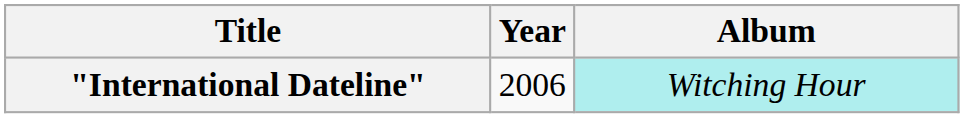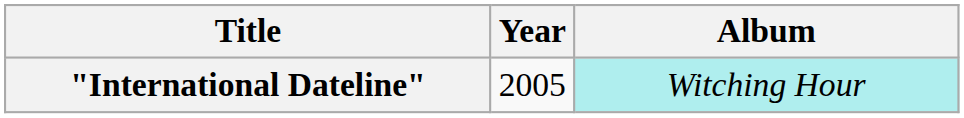(532, 84) 2006 -> (532, 84) 2005
